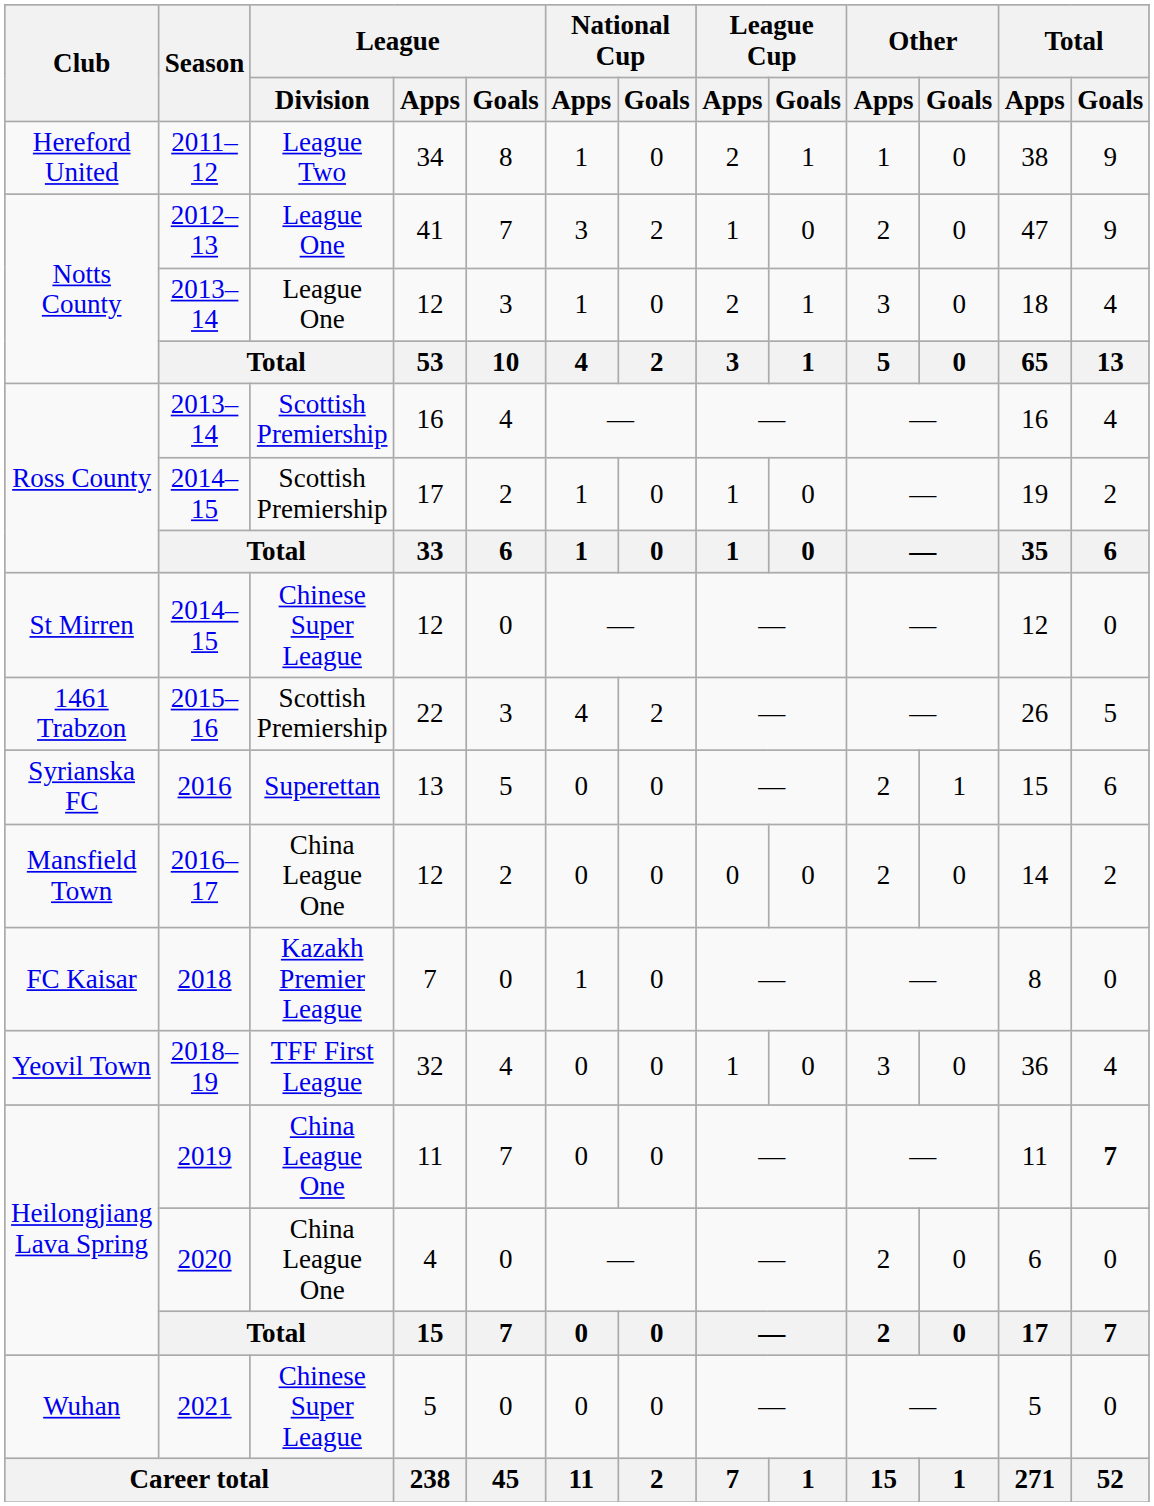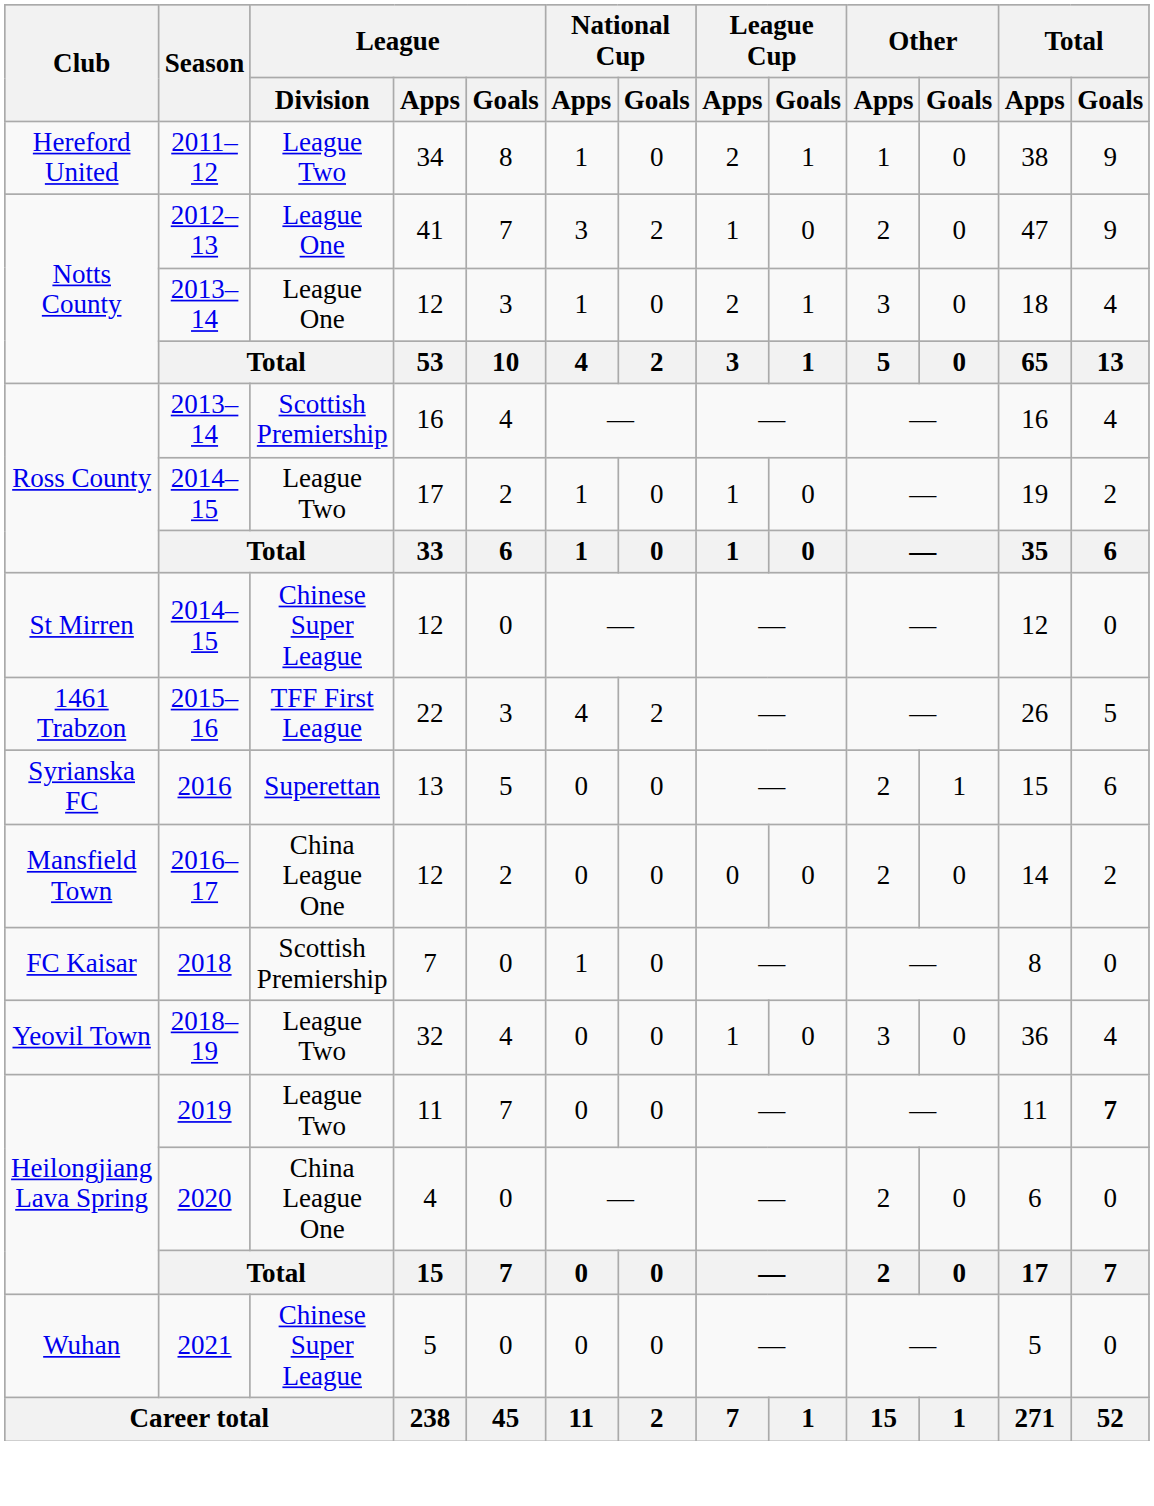(322, 493) Scottish Premiership -> (322, 493) League Two
(322, 713) Scottish Premiership -> (322, 713) TFF First League
(322, 978) Kazakh Premier League -> (322, 963) Scottish Premiership
(322, 1067) TFF First League -> (322, 1036) League Two
(322, 1155) China League One -> (322, 1110) League Two
